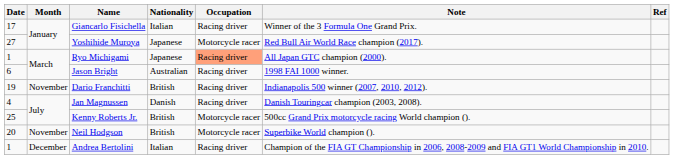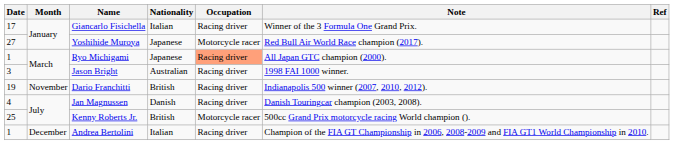(9, 71) 6 -> (9, 71) 3
- row: (97, 131)
